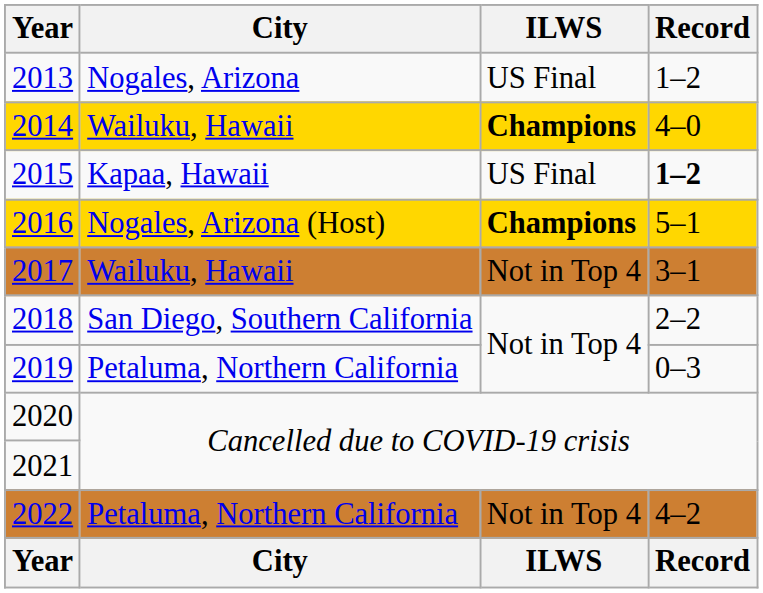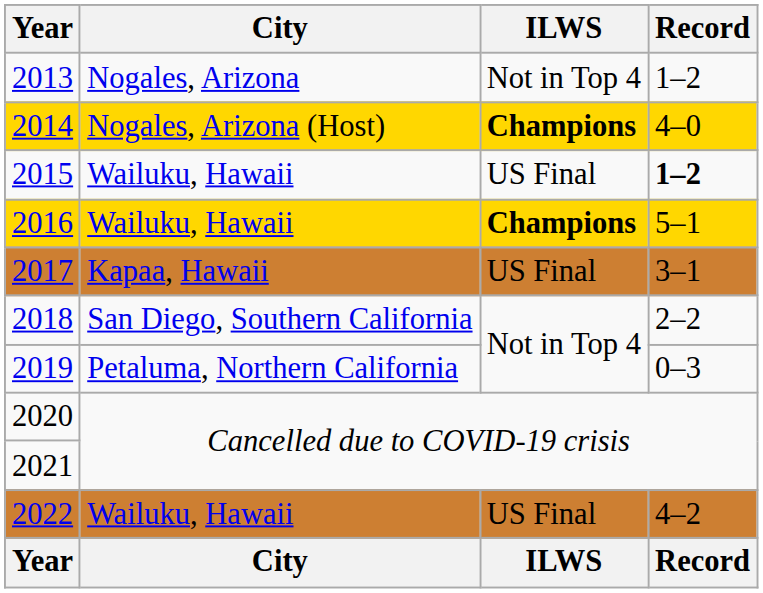(541, 77) US Final -> (564, 77) Not in Top 4
(190, 125) Wailuku, Hawaii -> (236, 125) Nogales, Arizona (Host)
(178, 174) Kapaa, Hawaii -> (190, 174) Wailuku, Hawaii
(236, 222) Nogales, Arizona (Host) -> (190, 222) Wailuku, Hawaii
(190, 271) Wailuku, Hawaii -> (178, 271) Kapaa, Hawaii
(564, 271) Not in Top 4 -> (541, 271) US Final
(273, 513) Petaluma, Northern California -> (190, 513) Wailuku, Hawaii
(564, 513) Not in Top 4 -> (541, 513) US Final
